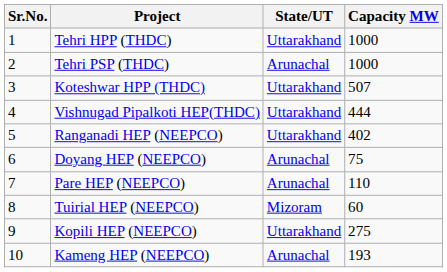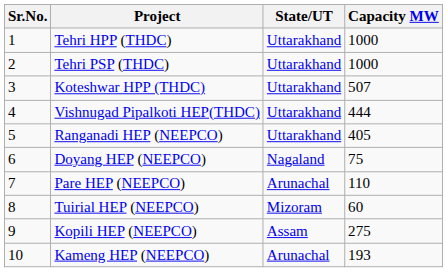(298, 64) Arunachal -> (304, 64) Uttarakhand
(359, 135) 402 -> (359, 135) 405
(298, 159) Arunachal -> (296, 159) Nagaland
(304, 231) Uttarakhand -> (287, 231) Assam
